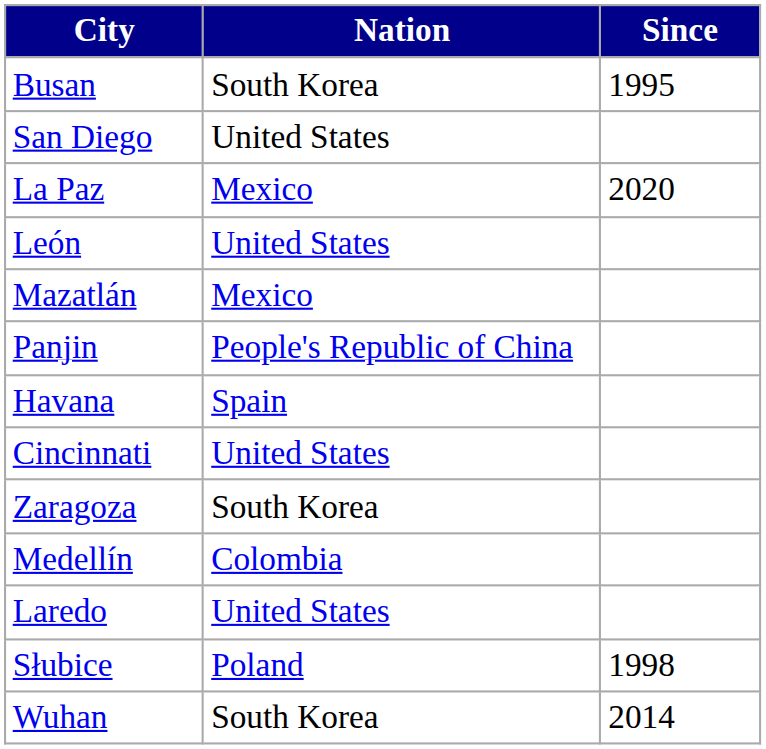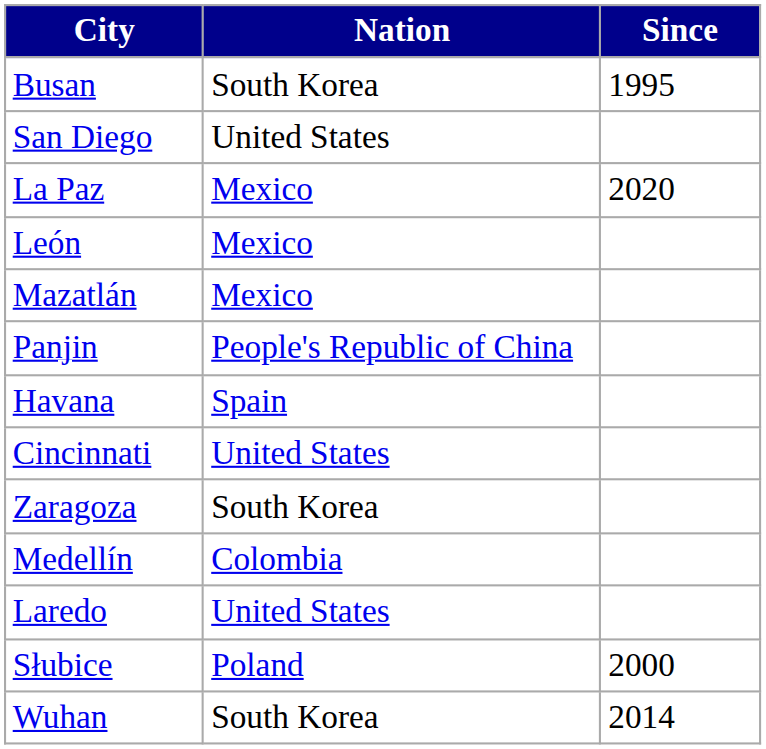(300, 242) United States -> (262, 242) Mexico
(642, 664) 1998 -> (642, 664) 2000
